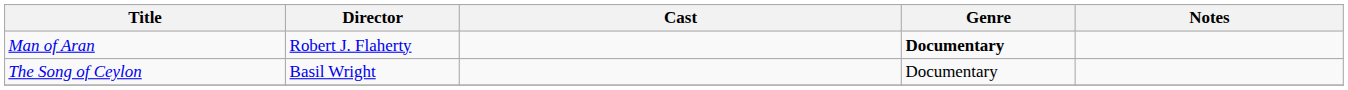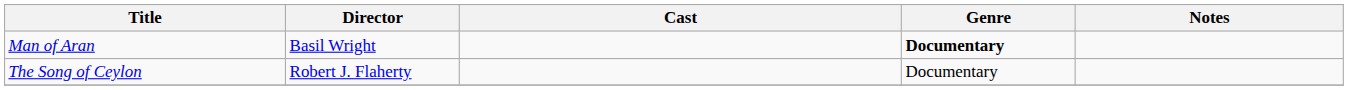(351, 44) Robert J. Flaherty -> (333, 44) Basil Wright
(333, 71) Basil Wright -> (351, 71) Robert J. Flaherty
